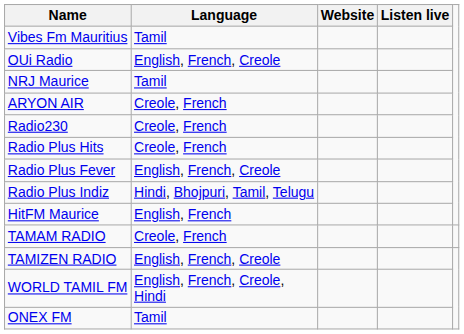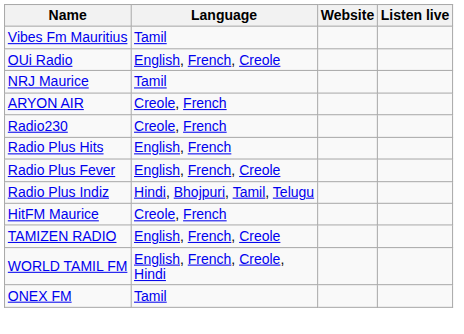(180, 148) Creole, French -> (183, 148) English, French
(183, 214) English, French -> (180, 214) Creole, French
- row: (57, 236)
